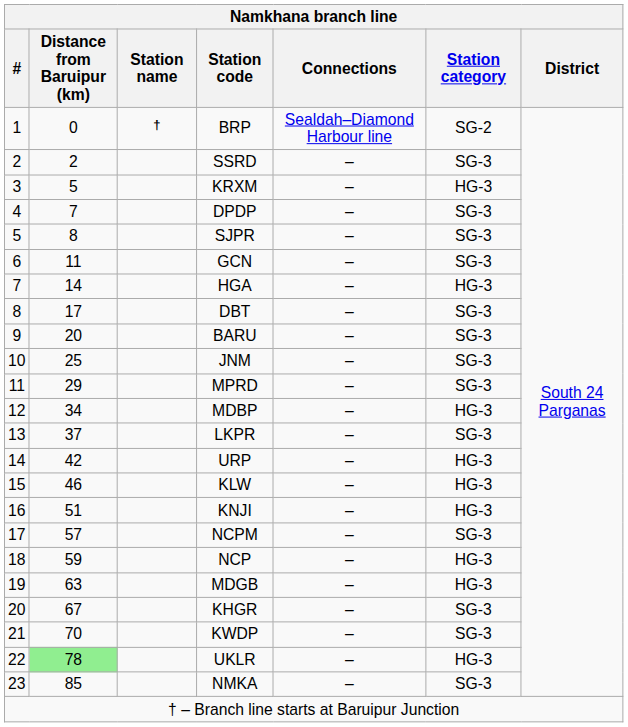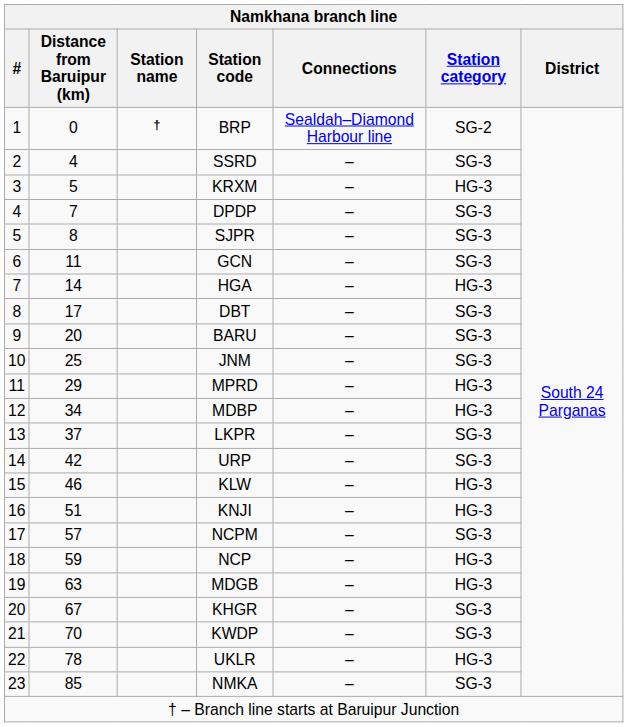(73, 162) 2 -> (73, 162) 4
(473, 385) SG-3 -> (473, 385) HG-3
(473, 460) HG-3 -> (473, 460) SG-3
(73, 659) lightgreen background -> (73, 659) no background
